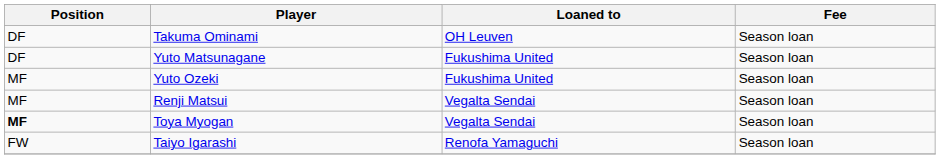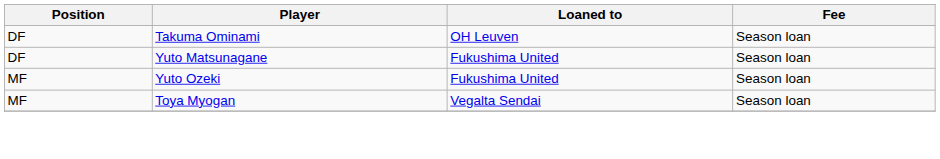- row: (190, 100)
(17, 121) bold -> (17, 100) normal
- row: (195, 143)
